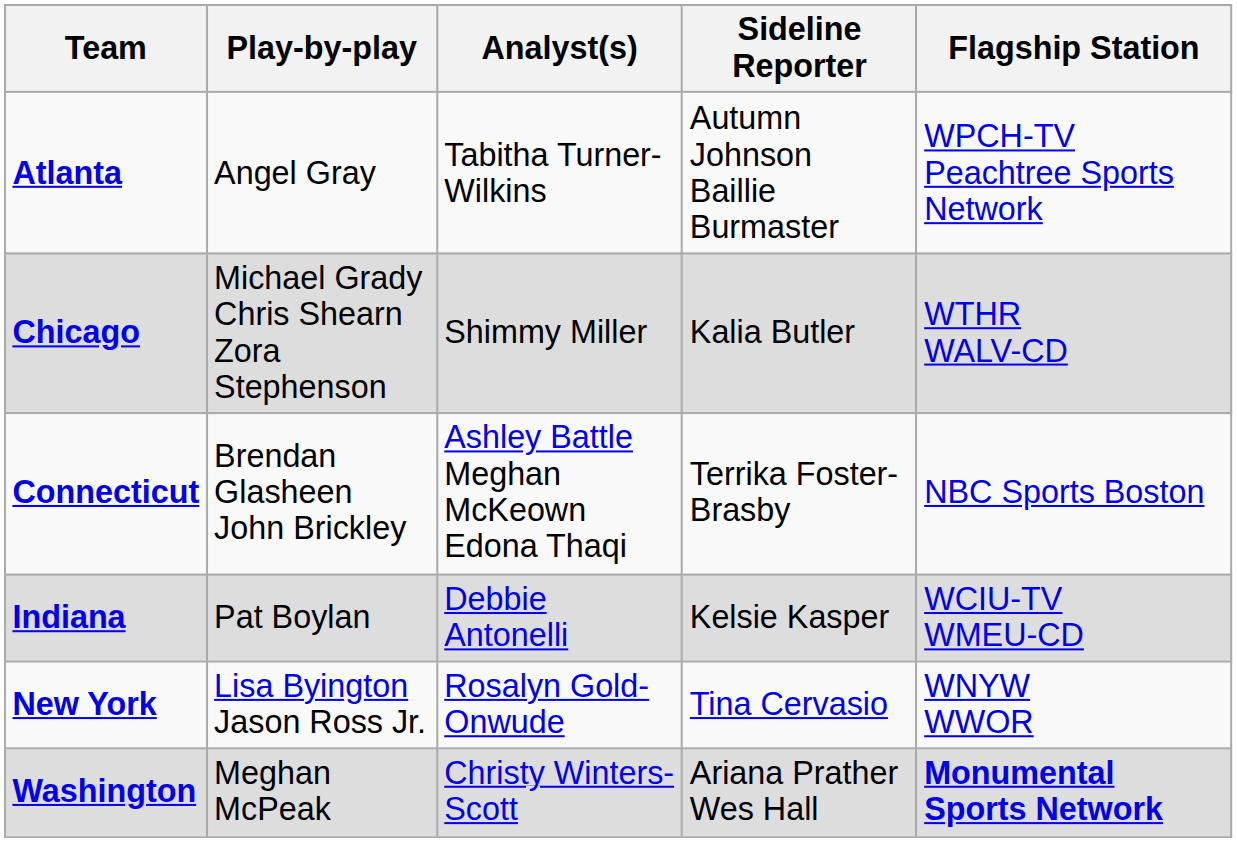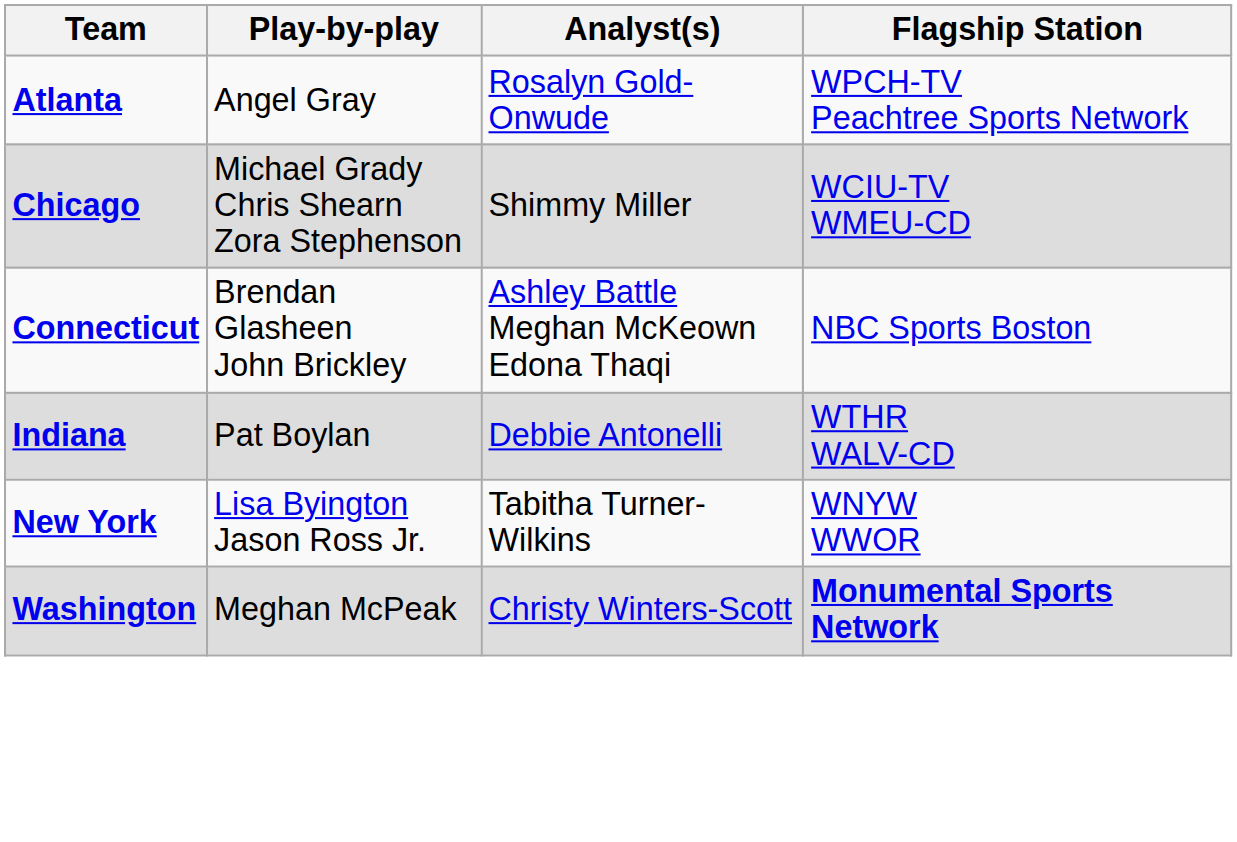- column: (800, 48)
(553, 172) Tabitha Turner-Wilkins -> (591, 99) Rosalyn Gold-Onwude
(996, 332) WTHR WALV-CD -> (891, 205) WCIU-TV WMEU-CD
(1004, 616) WCIU-TV WMEU-CD -> (883, 435) WTHR WALV-CD
(547, 704) Rosalyn Gold-Onwude -> (597, 522) Tabitha Turner-Wilkins
